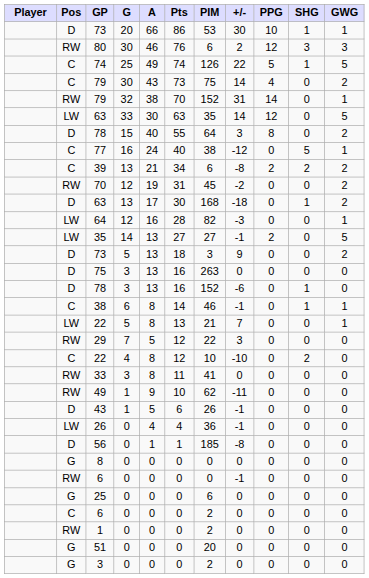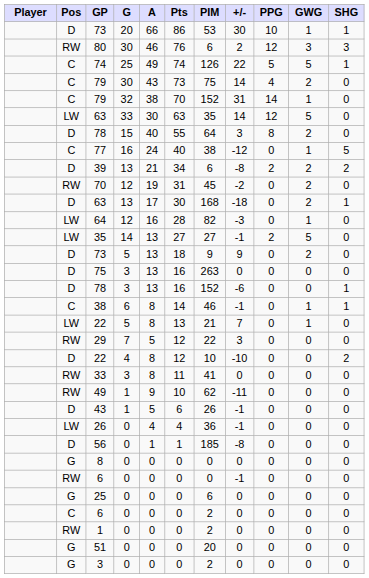columns swapped: (307, 13) <-> (345, 13)
(71, 99) RW -> (71, 99) C
(71, 168) C -> (71, 168) D
(210, 254) 3 -> (210, 254) 9
(71, 358) C -> (71, 358) D
